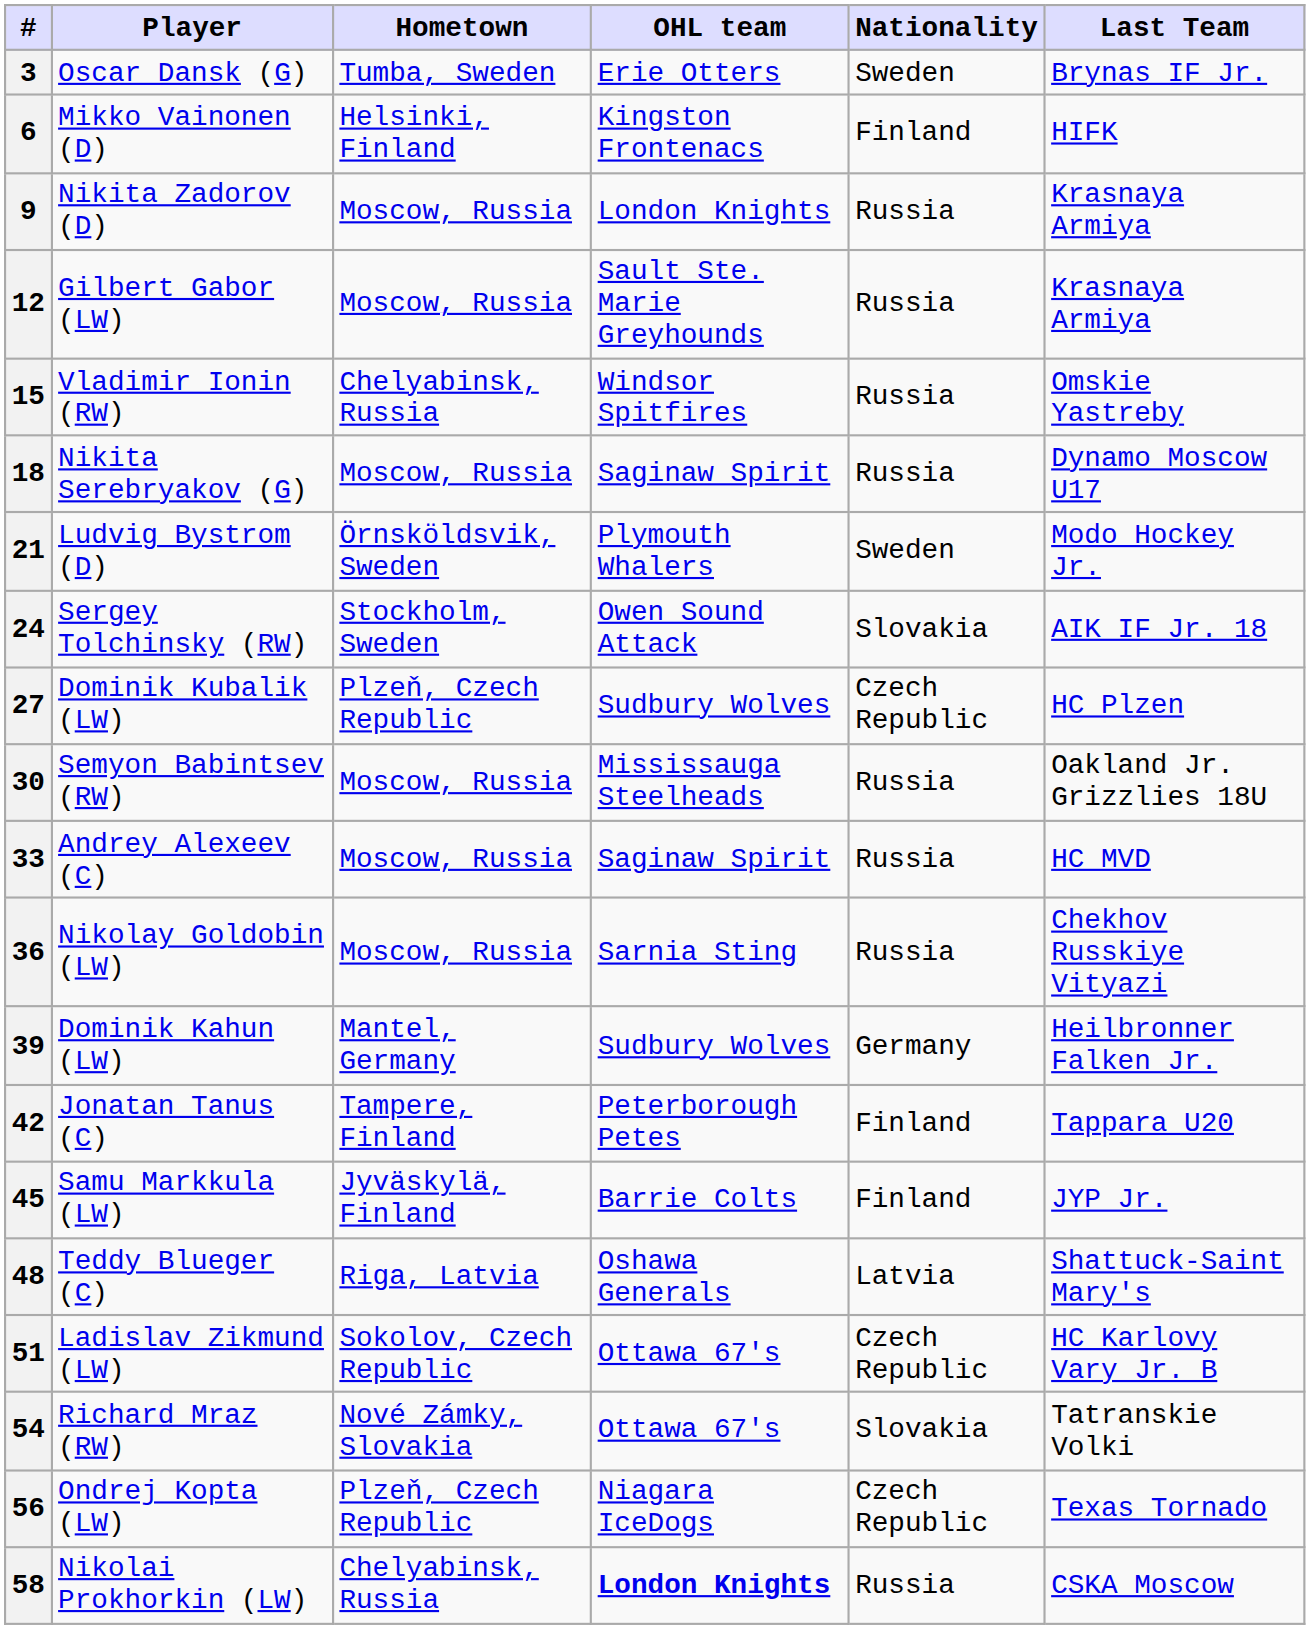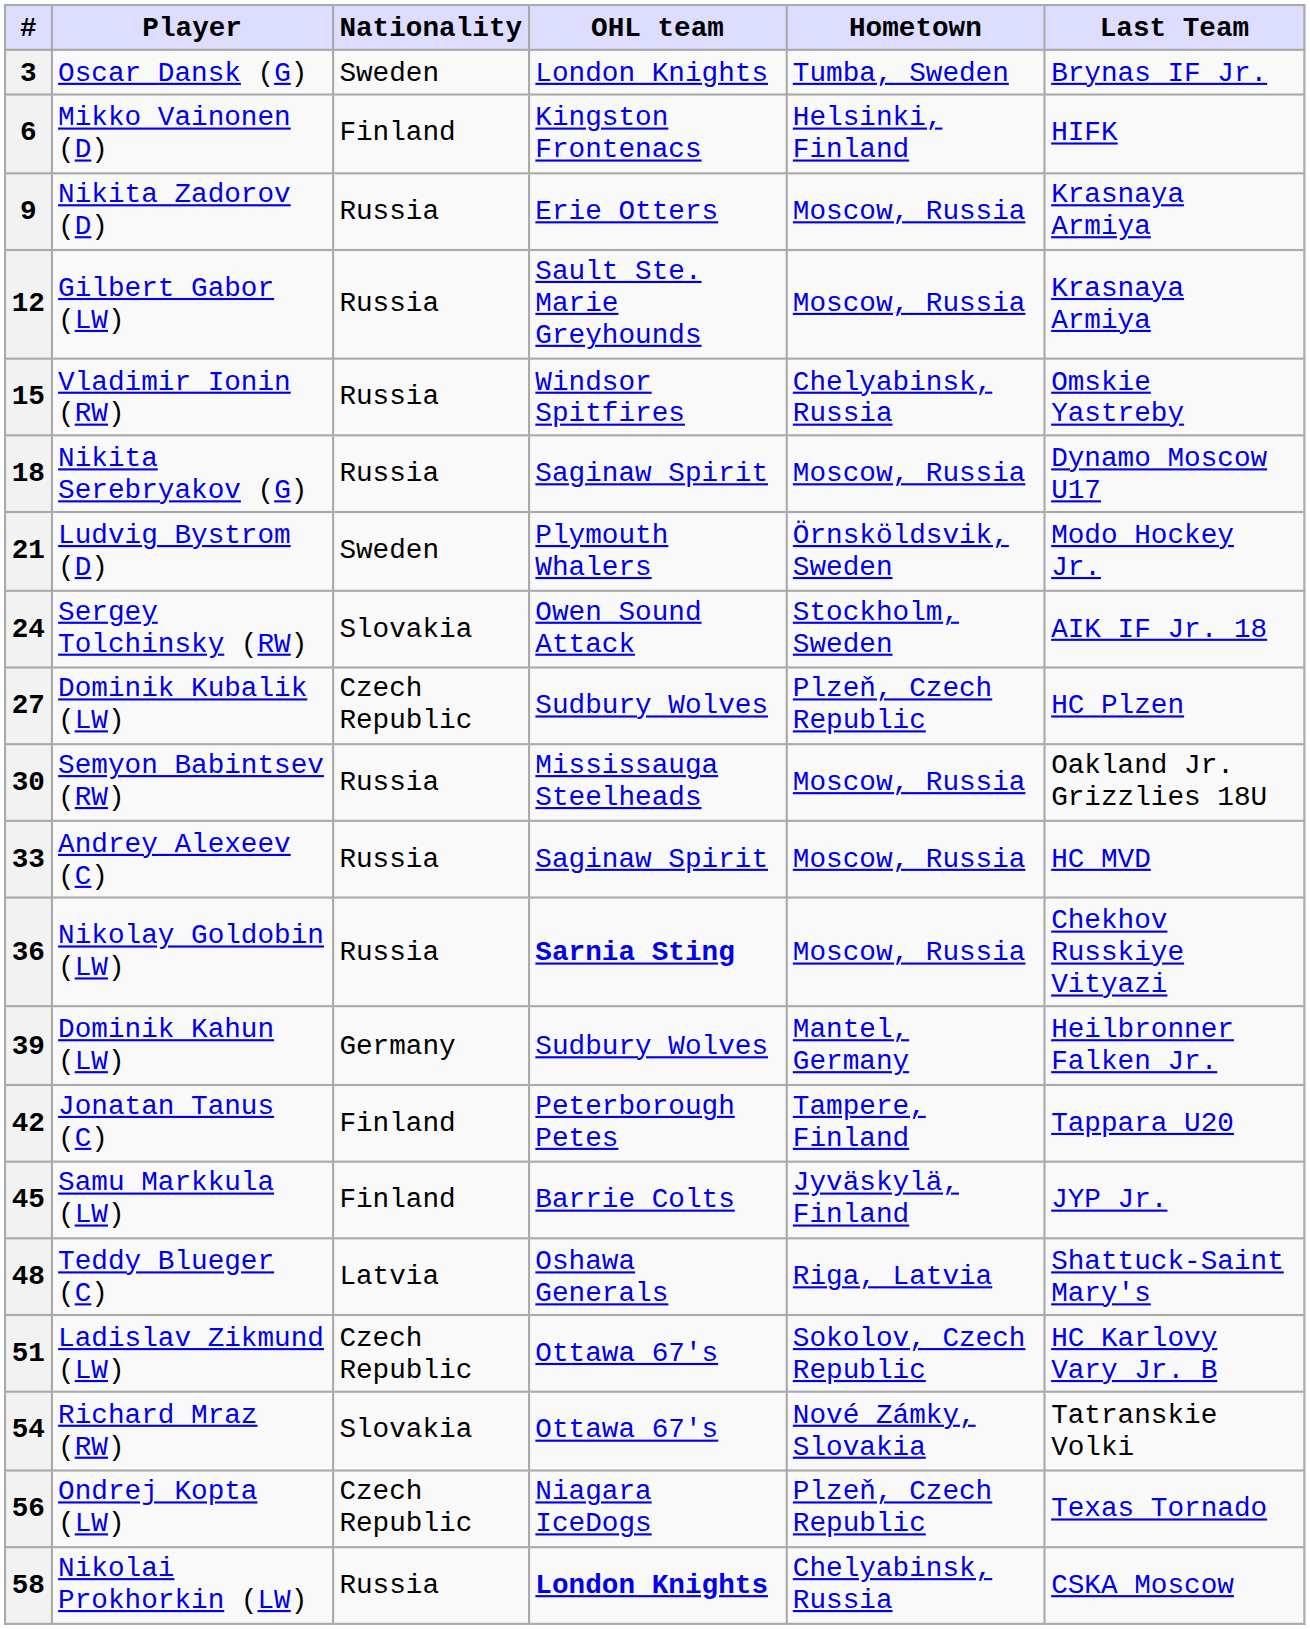columns swapped: (947, 28) <-> (462, 28)
(689, 73) Erie Otters -> (652, 73) London Knights
(714, 211) London Knights -> (627, 211) Erie Otters
(697, 953) normal -> (635, 953) bold
